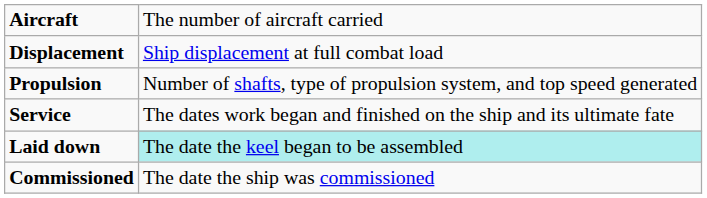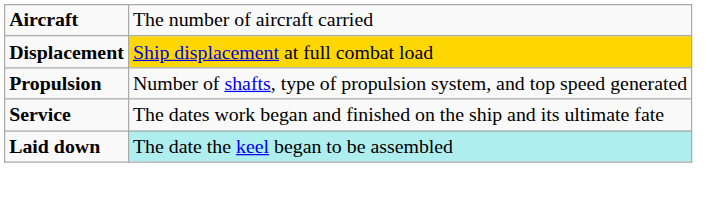(293, 51) no background -> (283, 51) gold background
- row: (71, 177)
